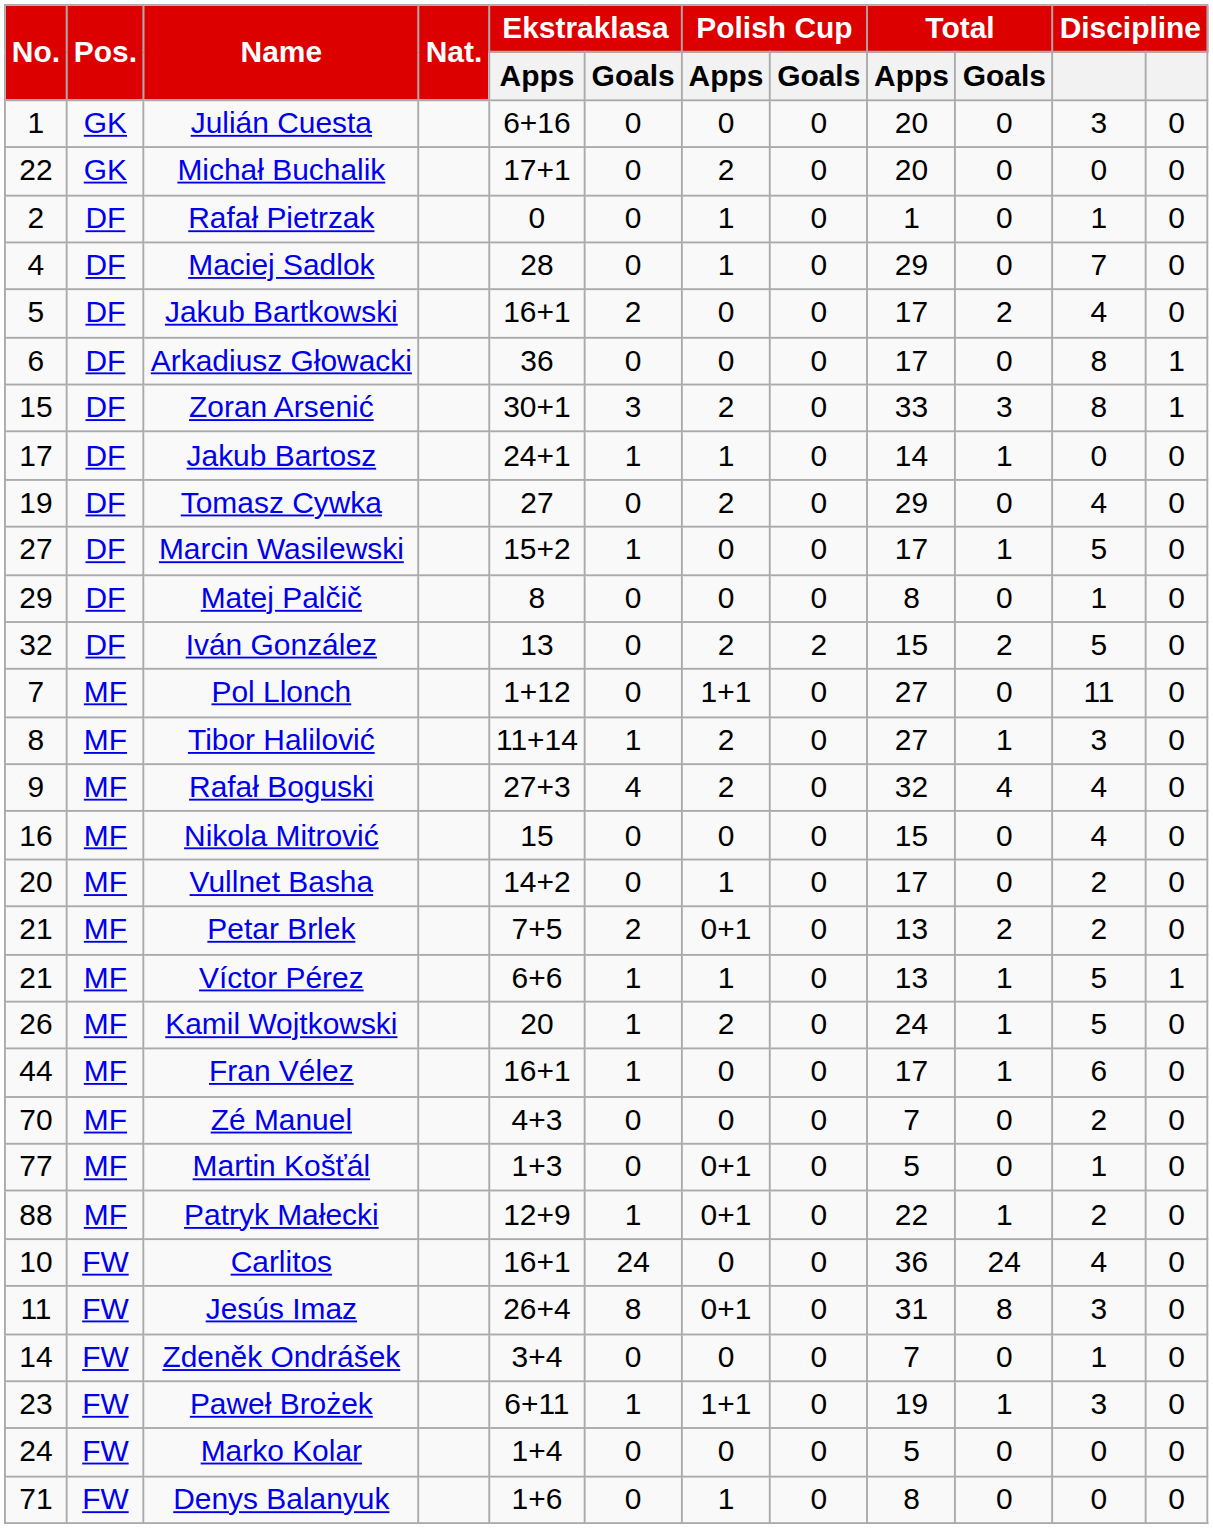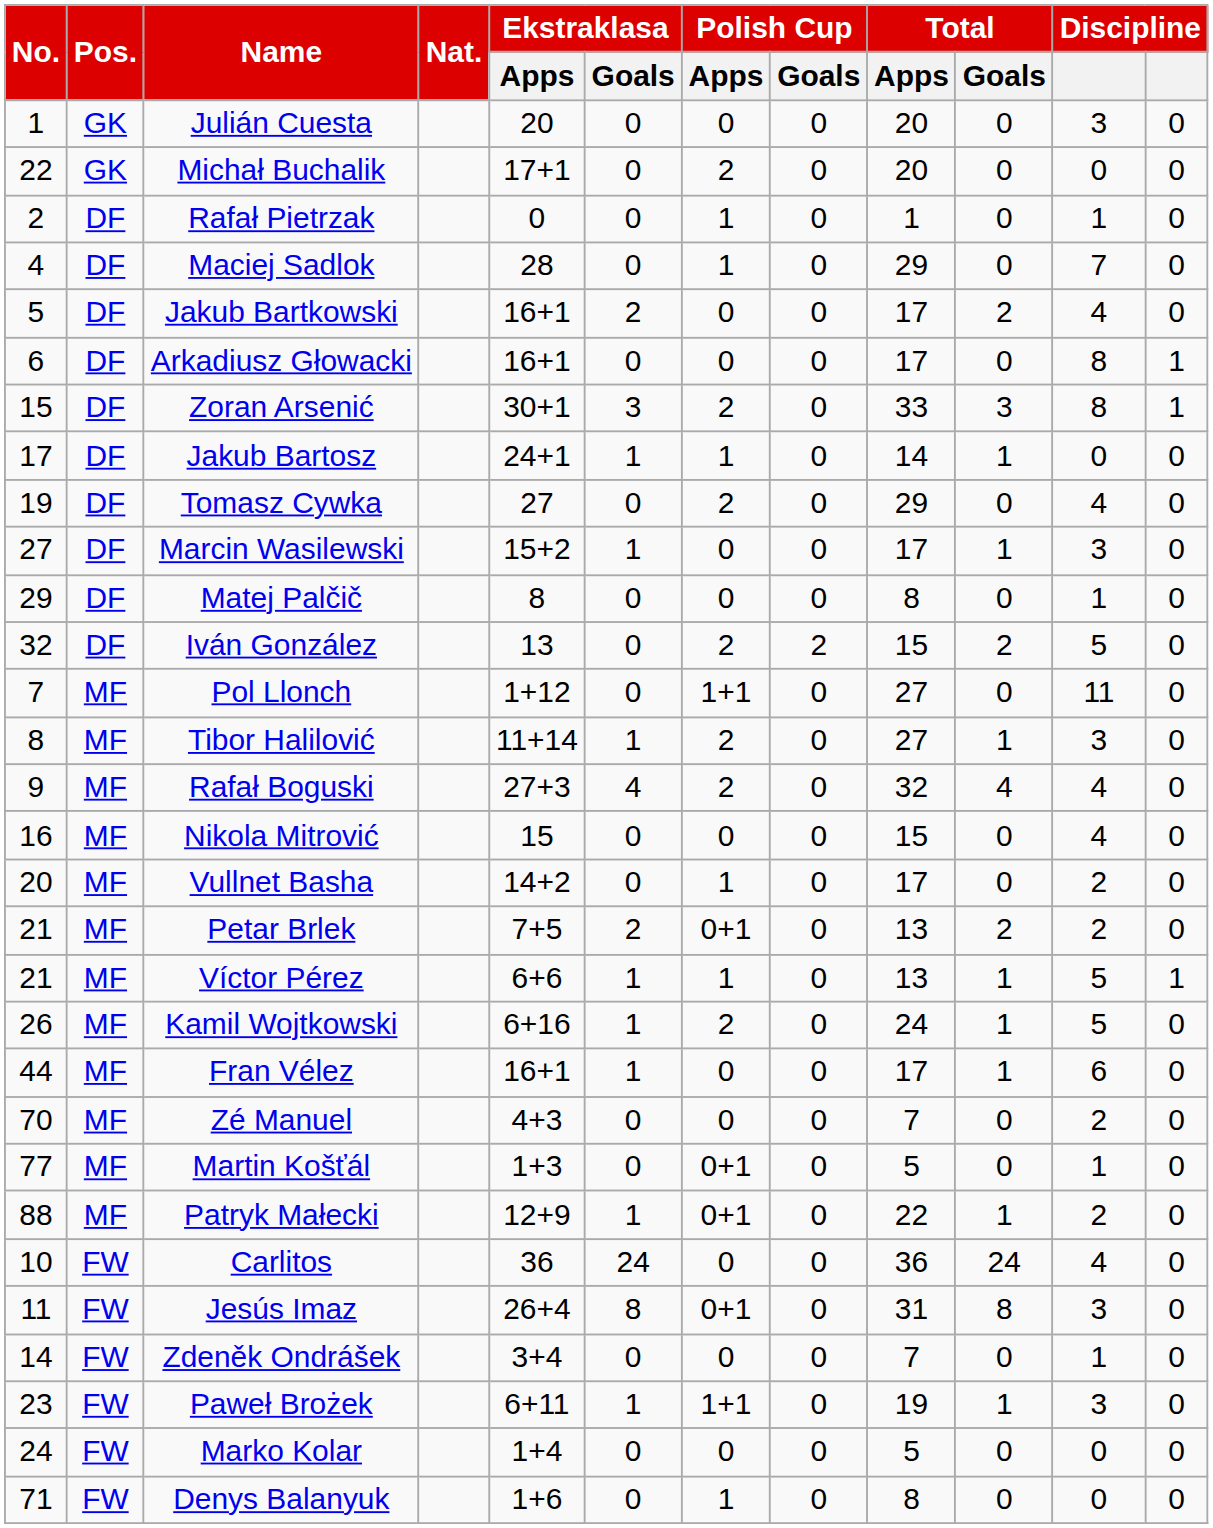(537, 123) 6+16 -> (537, 123) 20
(537, 360) 36 -> (537, 360) 16+1
(1099, 550) 5 -> (1099, 550) 3
(537, 1024) 20 -> (537, 1024) 6+16
(537, 1261) 16+1 -> (537, 1261) 36
